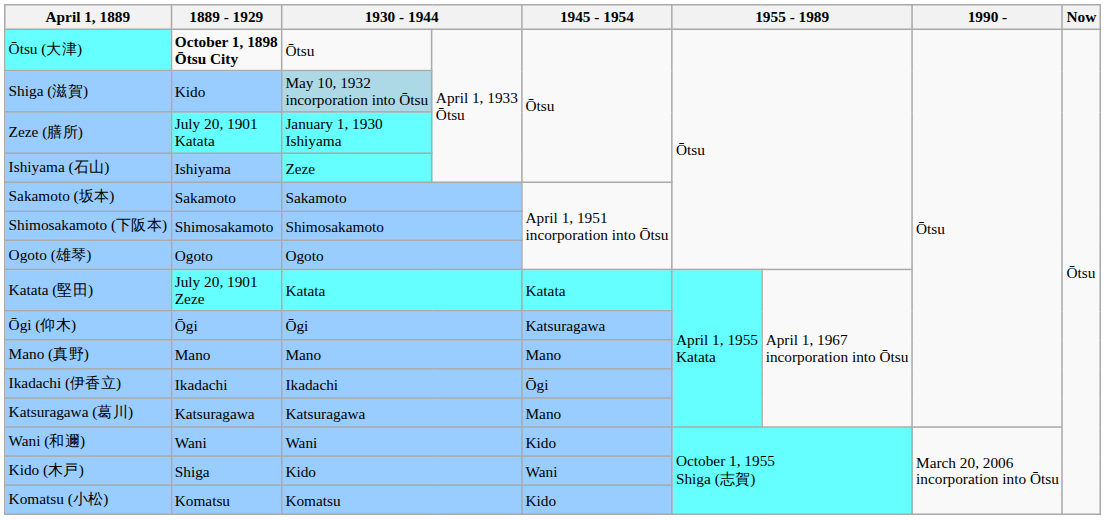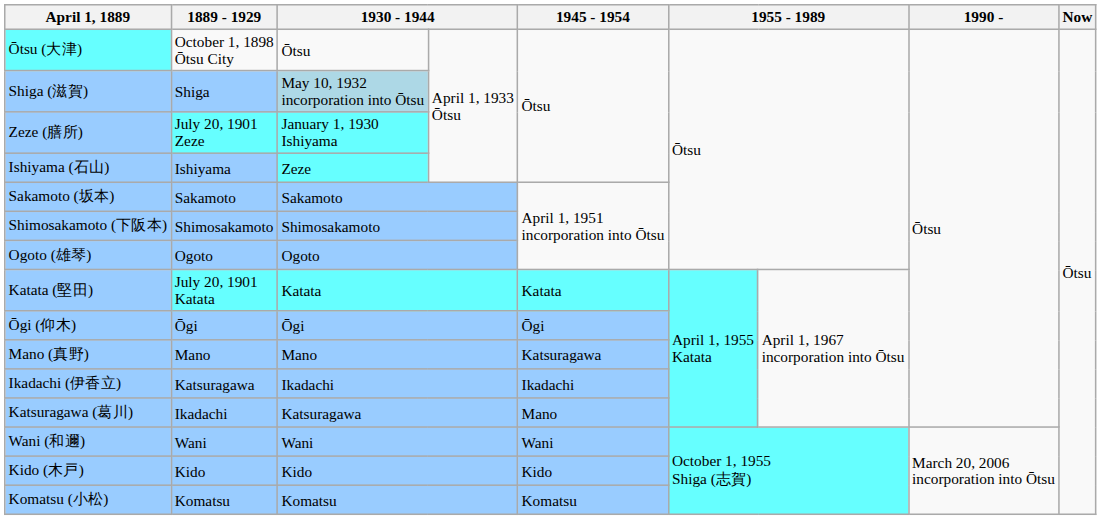(226, 50) bold -> (224, 50) normal
(190, 91) Kido -> (192, 91) Shiga
(216, 133) July 20, 1901 Katata -> (216, 133) July 20, 1901 Zeze
(216, 290) July 20, 1901 Zeze -> (216, 290) July 20, 1901 Katata
(565, 325) Katsuragawa -> (533, 325) Ōgi
(543, 354) Mano -> (561, 354) Katsuragawa
(201, 383) Ikadachi -> (215, 383) Katsuragawa
(537, 383) Ōgi -> (548, 383) Ikadachi
(215, 413) Katsuragawa -> (201, 413) Ikadachi
(541, 442) Kido -> (538, 442) Wani
(192, 471) Shiga -> (190, 471) Kido
(541, 471) Wani -> (537, 471) Kido
(541, 500) Kido -> (549, 500) Komatsu
